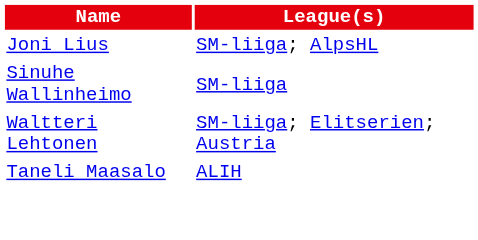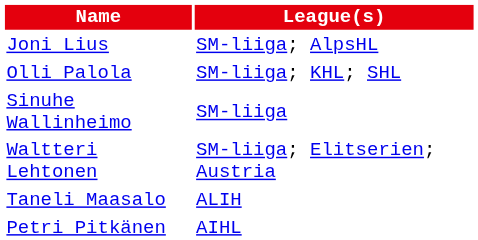+ row: (69, 73)
+ row: (86, 228)
